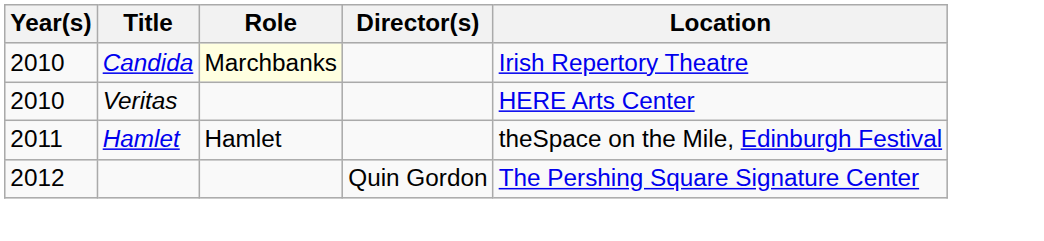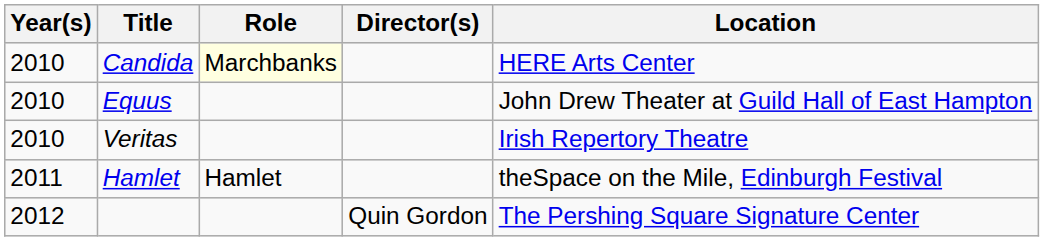(623, 62) Irish Repertory Theatre -> (597, 62) HERE Arts Center
+ row: (137, 100)
(597, 100) HERE Arts Center -> (623, 139) Irish Repertory Theatre
